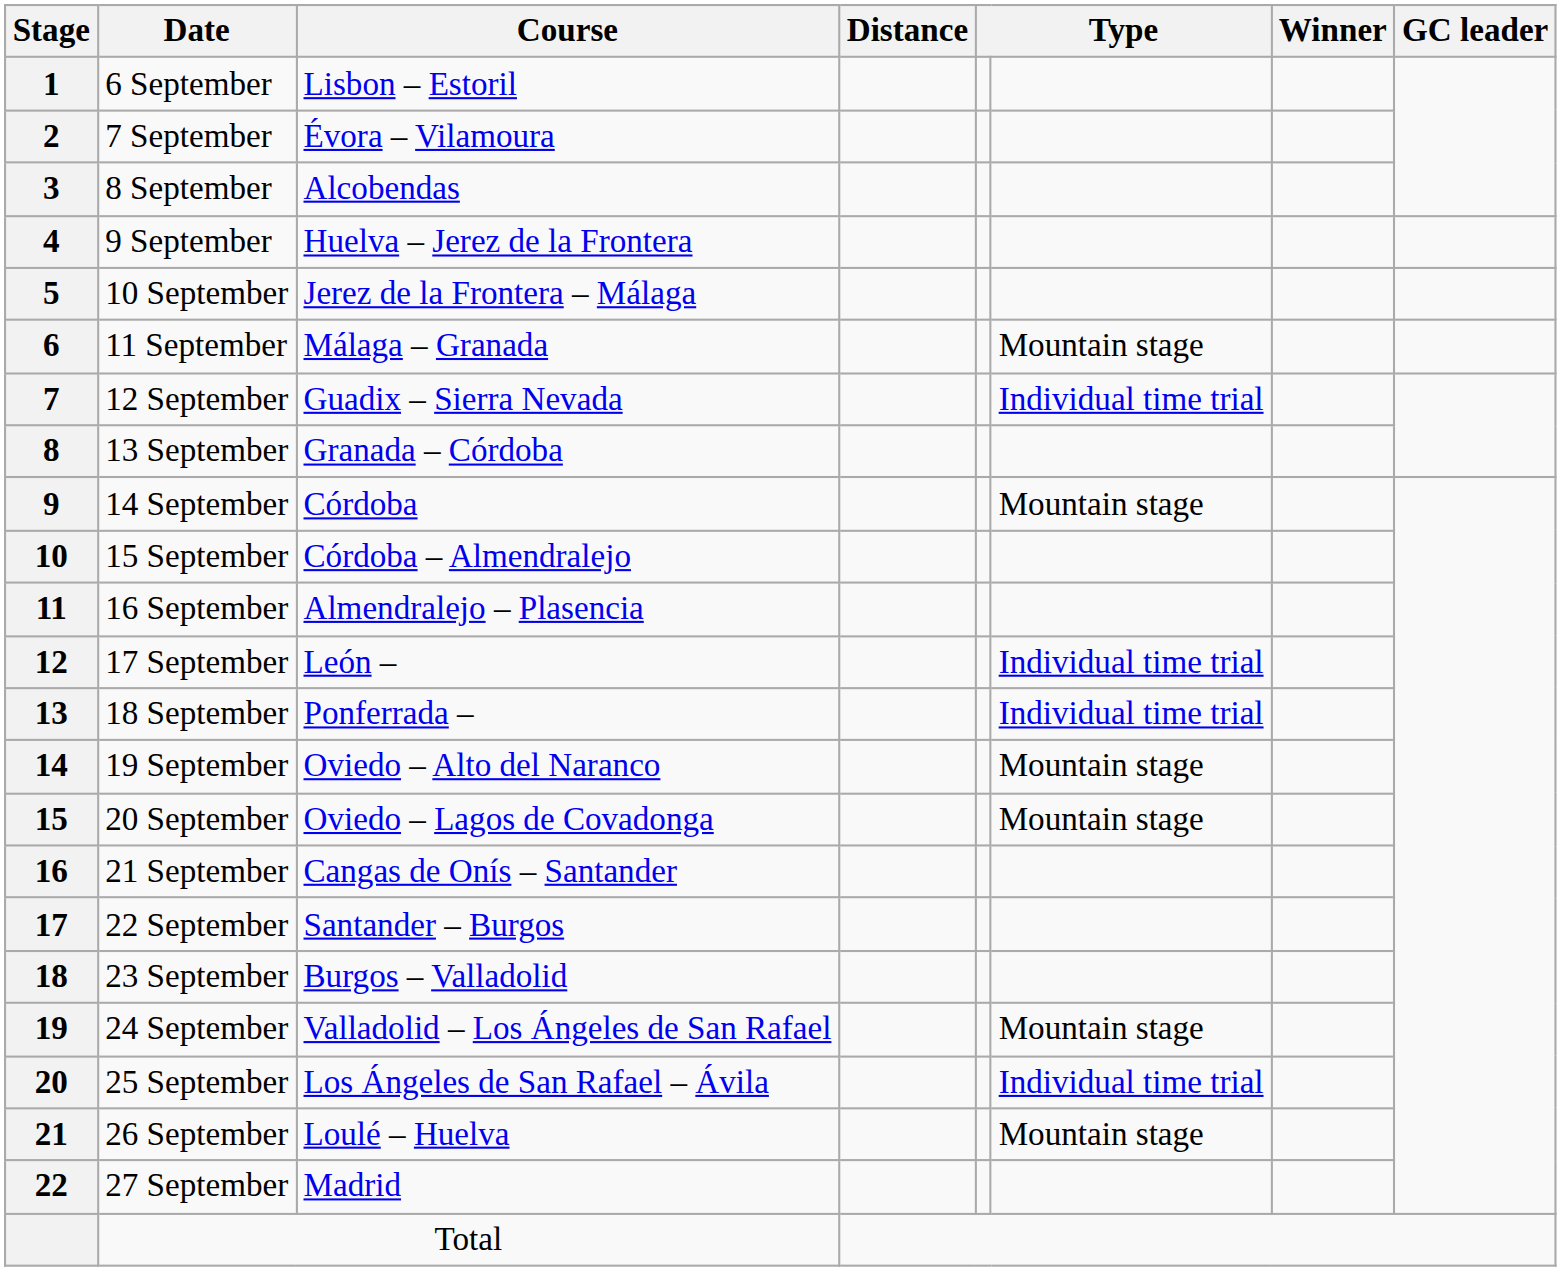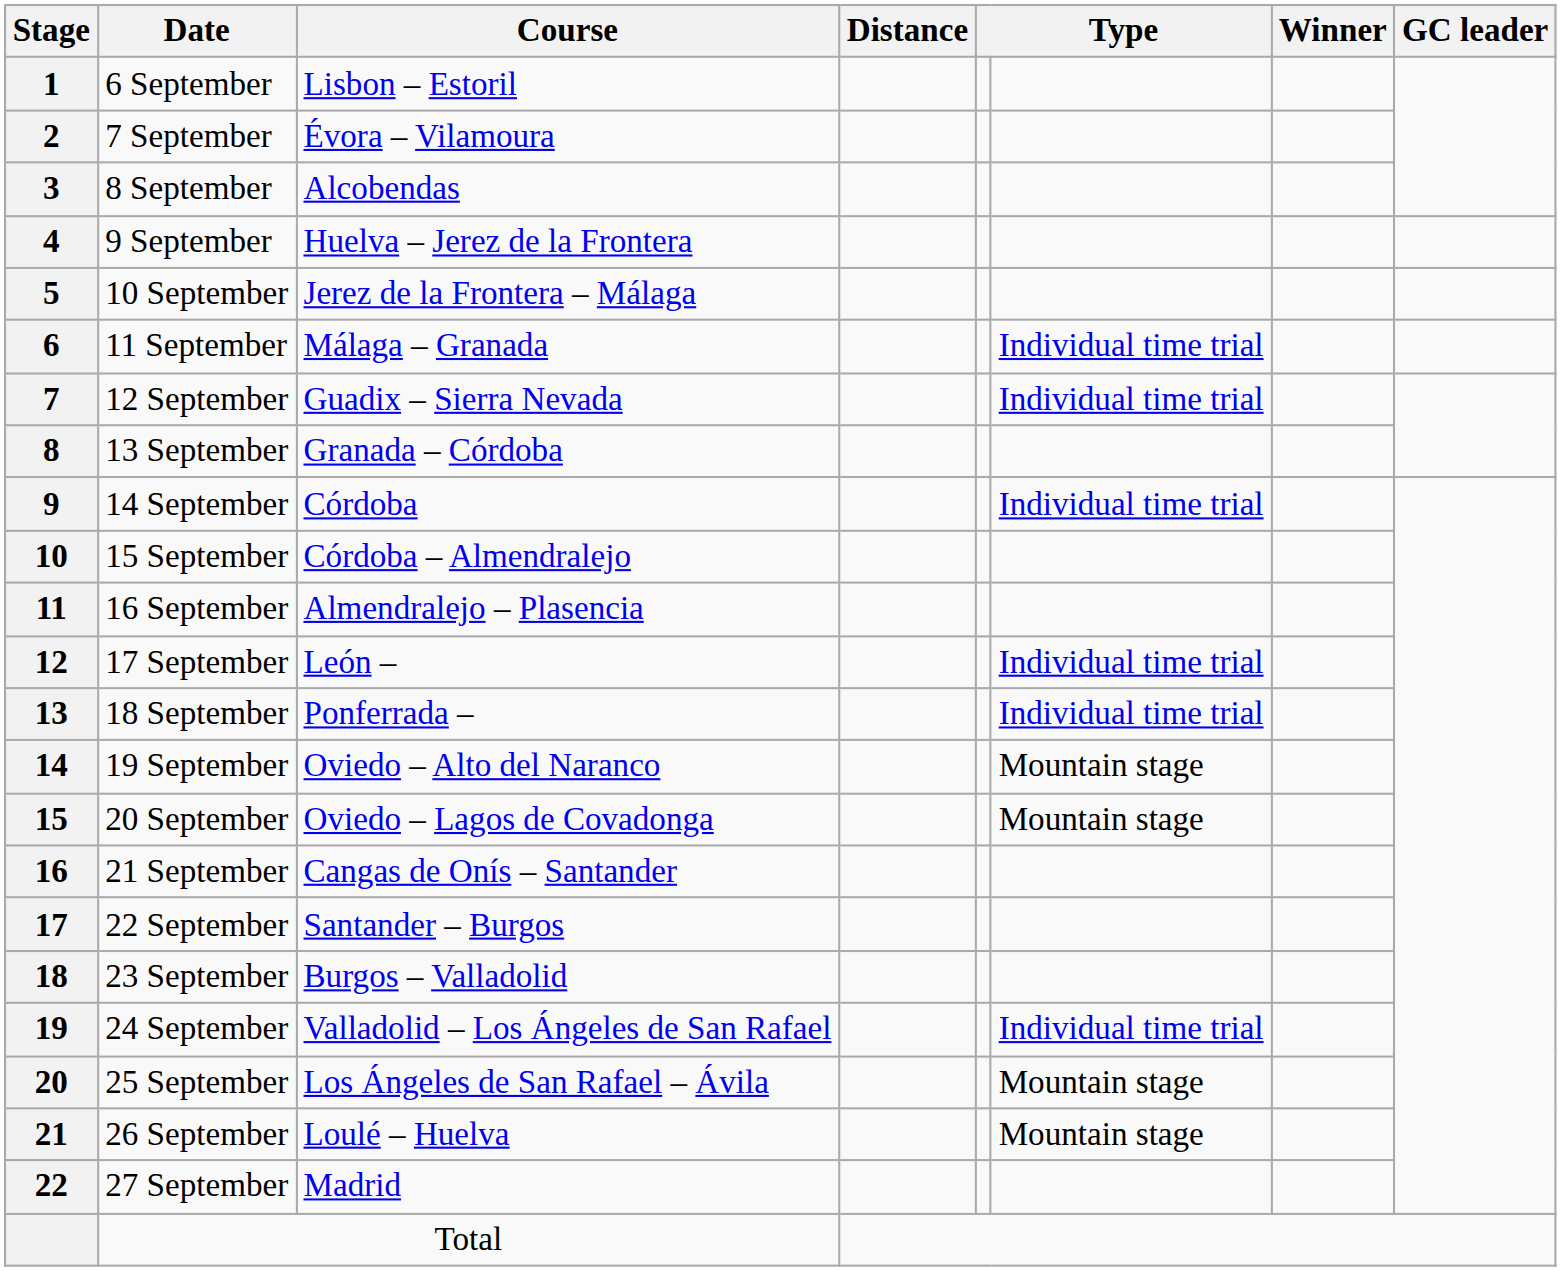(1101, 345) Mountain stage -> (1131, 345) Individual time trial
(1101, 503) Mountain stage -> (1131, 503) Individual time trial
(1101, 1028) Mountain stage -> (1131, 1028) Individual time trial
(1131, 1081) Individual time trial -> (1101, 1081) Mountain stage
